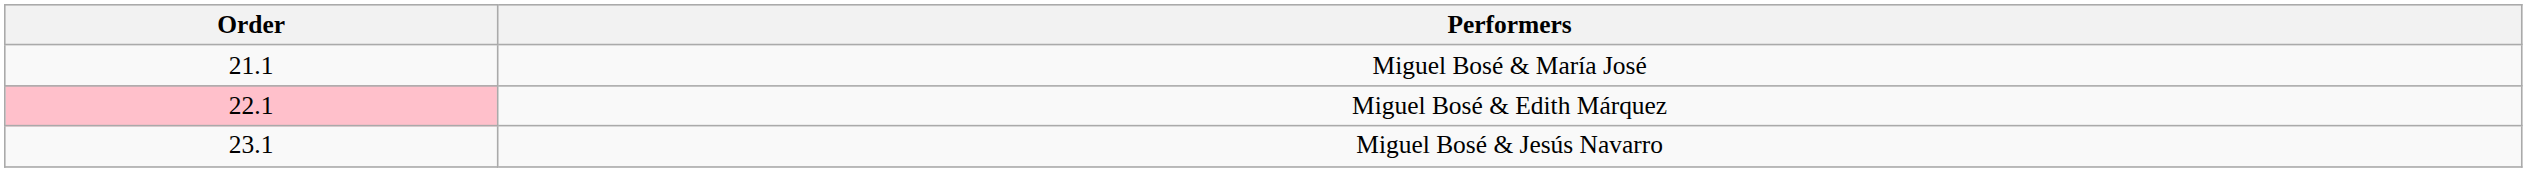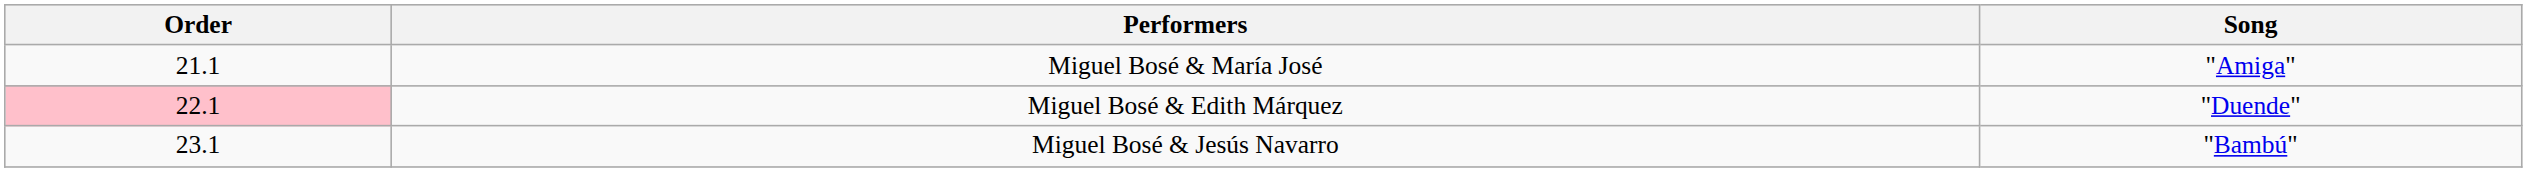+ column: (2251, 24)
